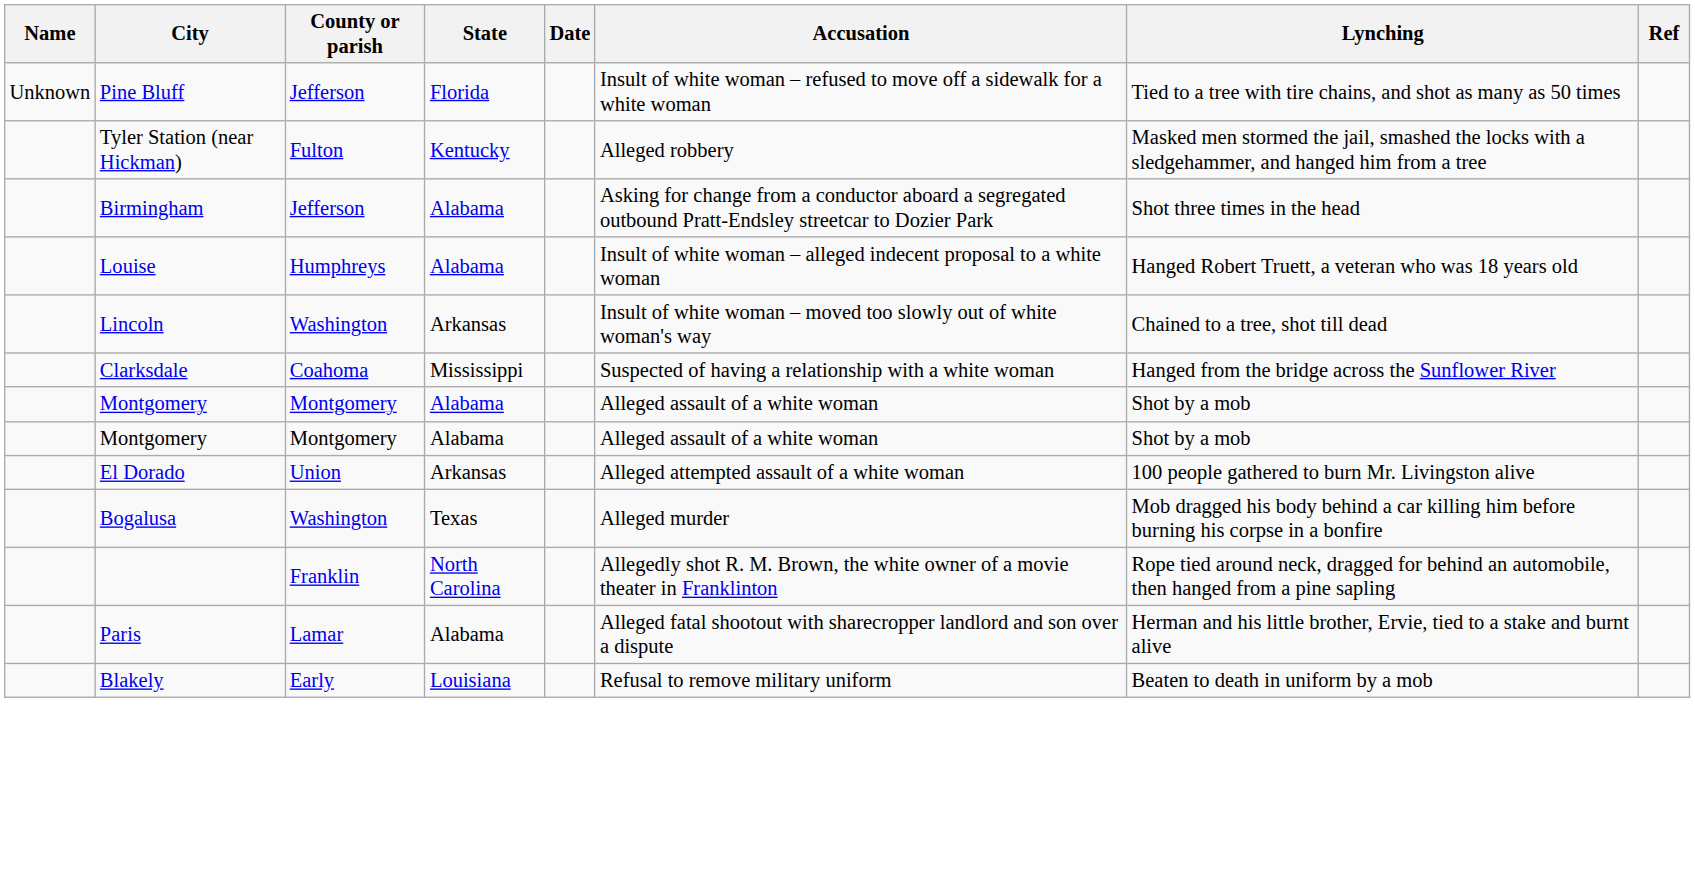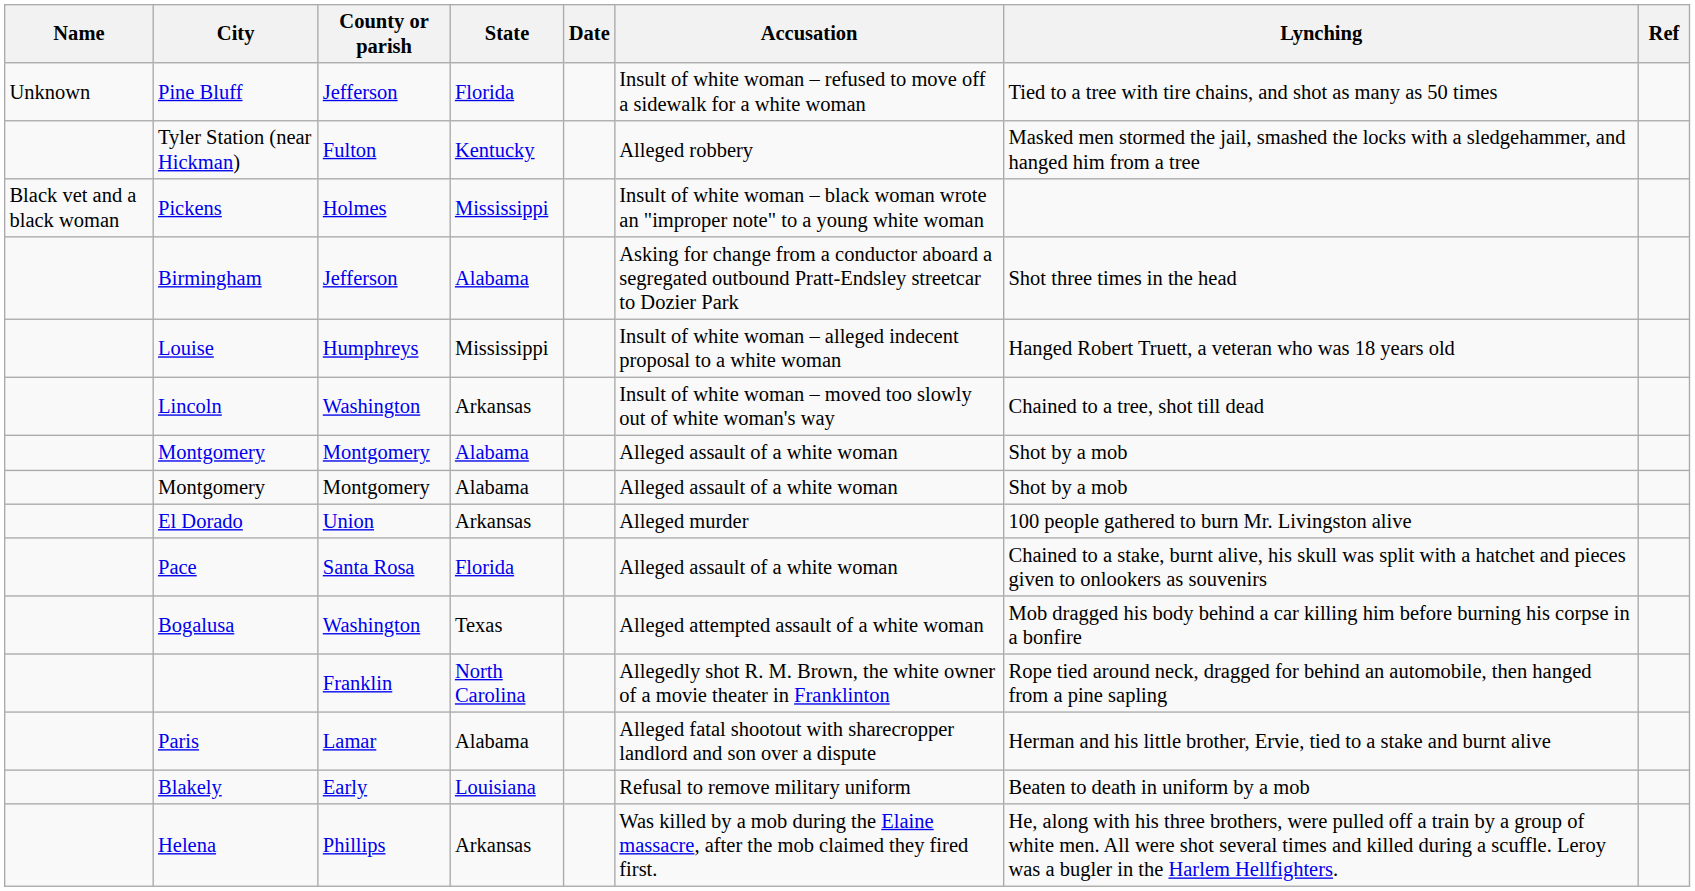+ row: (190, 208)
(467, 266) Alabama -> (502, 348) Mississippi
- row: (144, 370)
(782, 471) Alleged attempted assault of a white woman -> (684, 520) Alleged murder
+ row: (177, 566)
(665, 517) Alleged murder -> (801, 624) Alleged attempted assault of a white woman
+ row: (187, 845)
